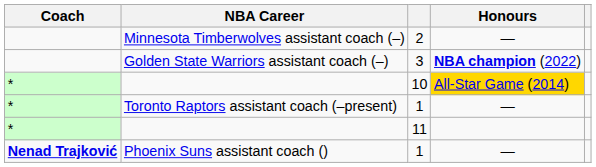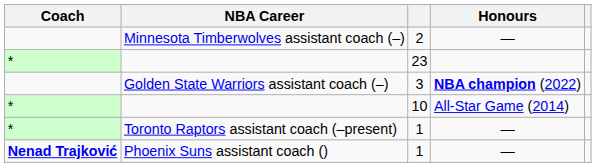+ row: (264, 61)
(501, 84) gold background -> (501, 106) no background
- row: (264, 129)
